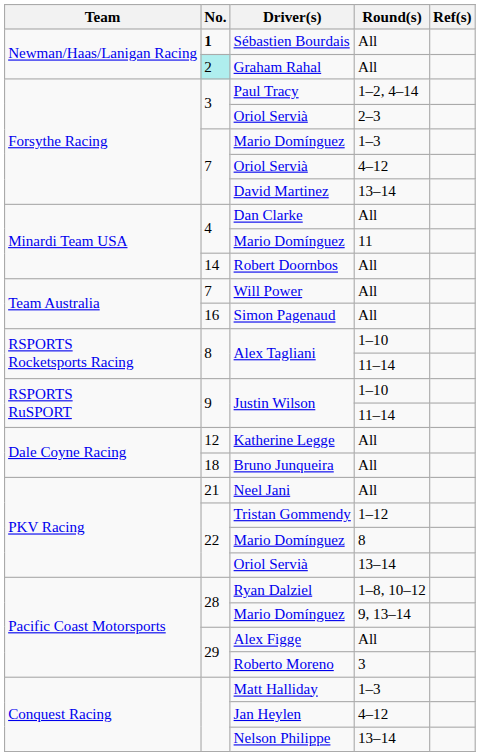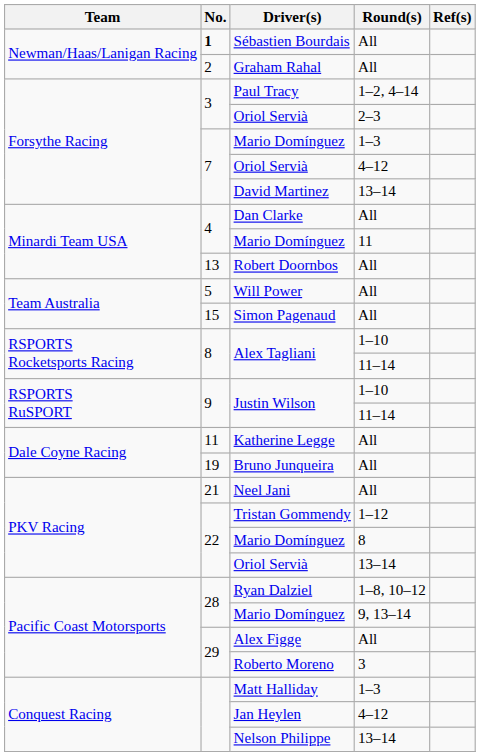(208, 66) paleturquoise background -> (208, 66) no background
(212, 265) 14 -> (212, 265) 13
(208, 290) 7 -> (208, 290) 5
(212, 315) 16 -> (212, 315) 15
(212, 439) 12 -> (212, 439) 11
(212, 464) 18 -> (212, 464) 19
